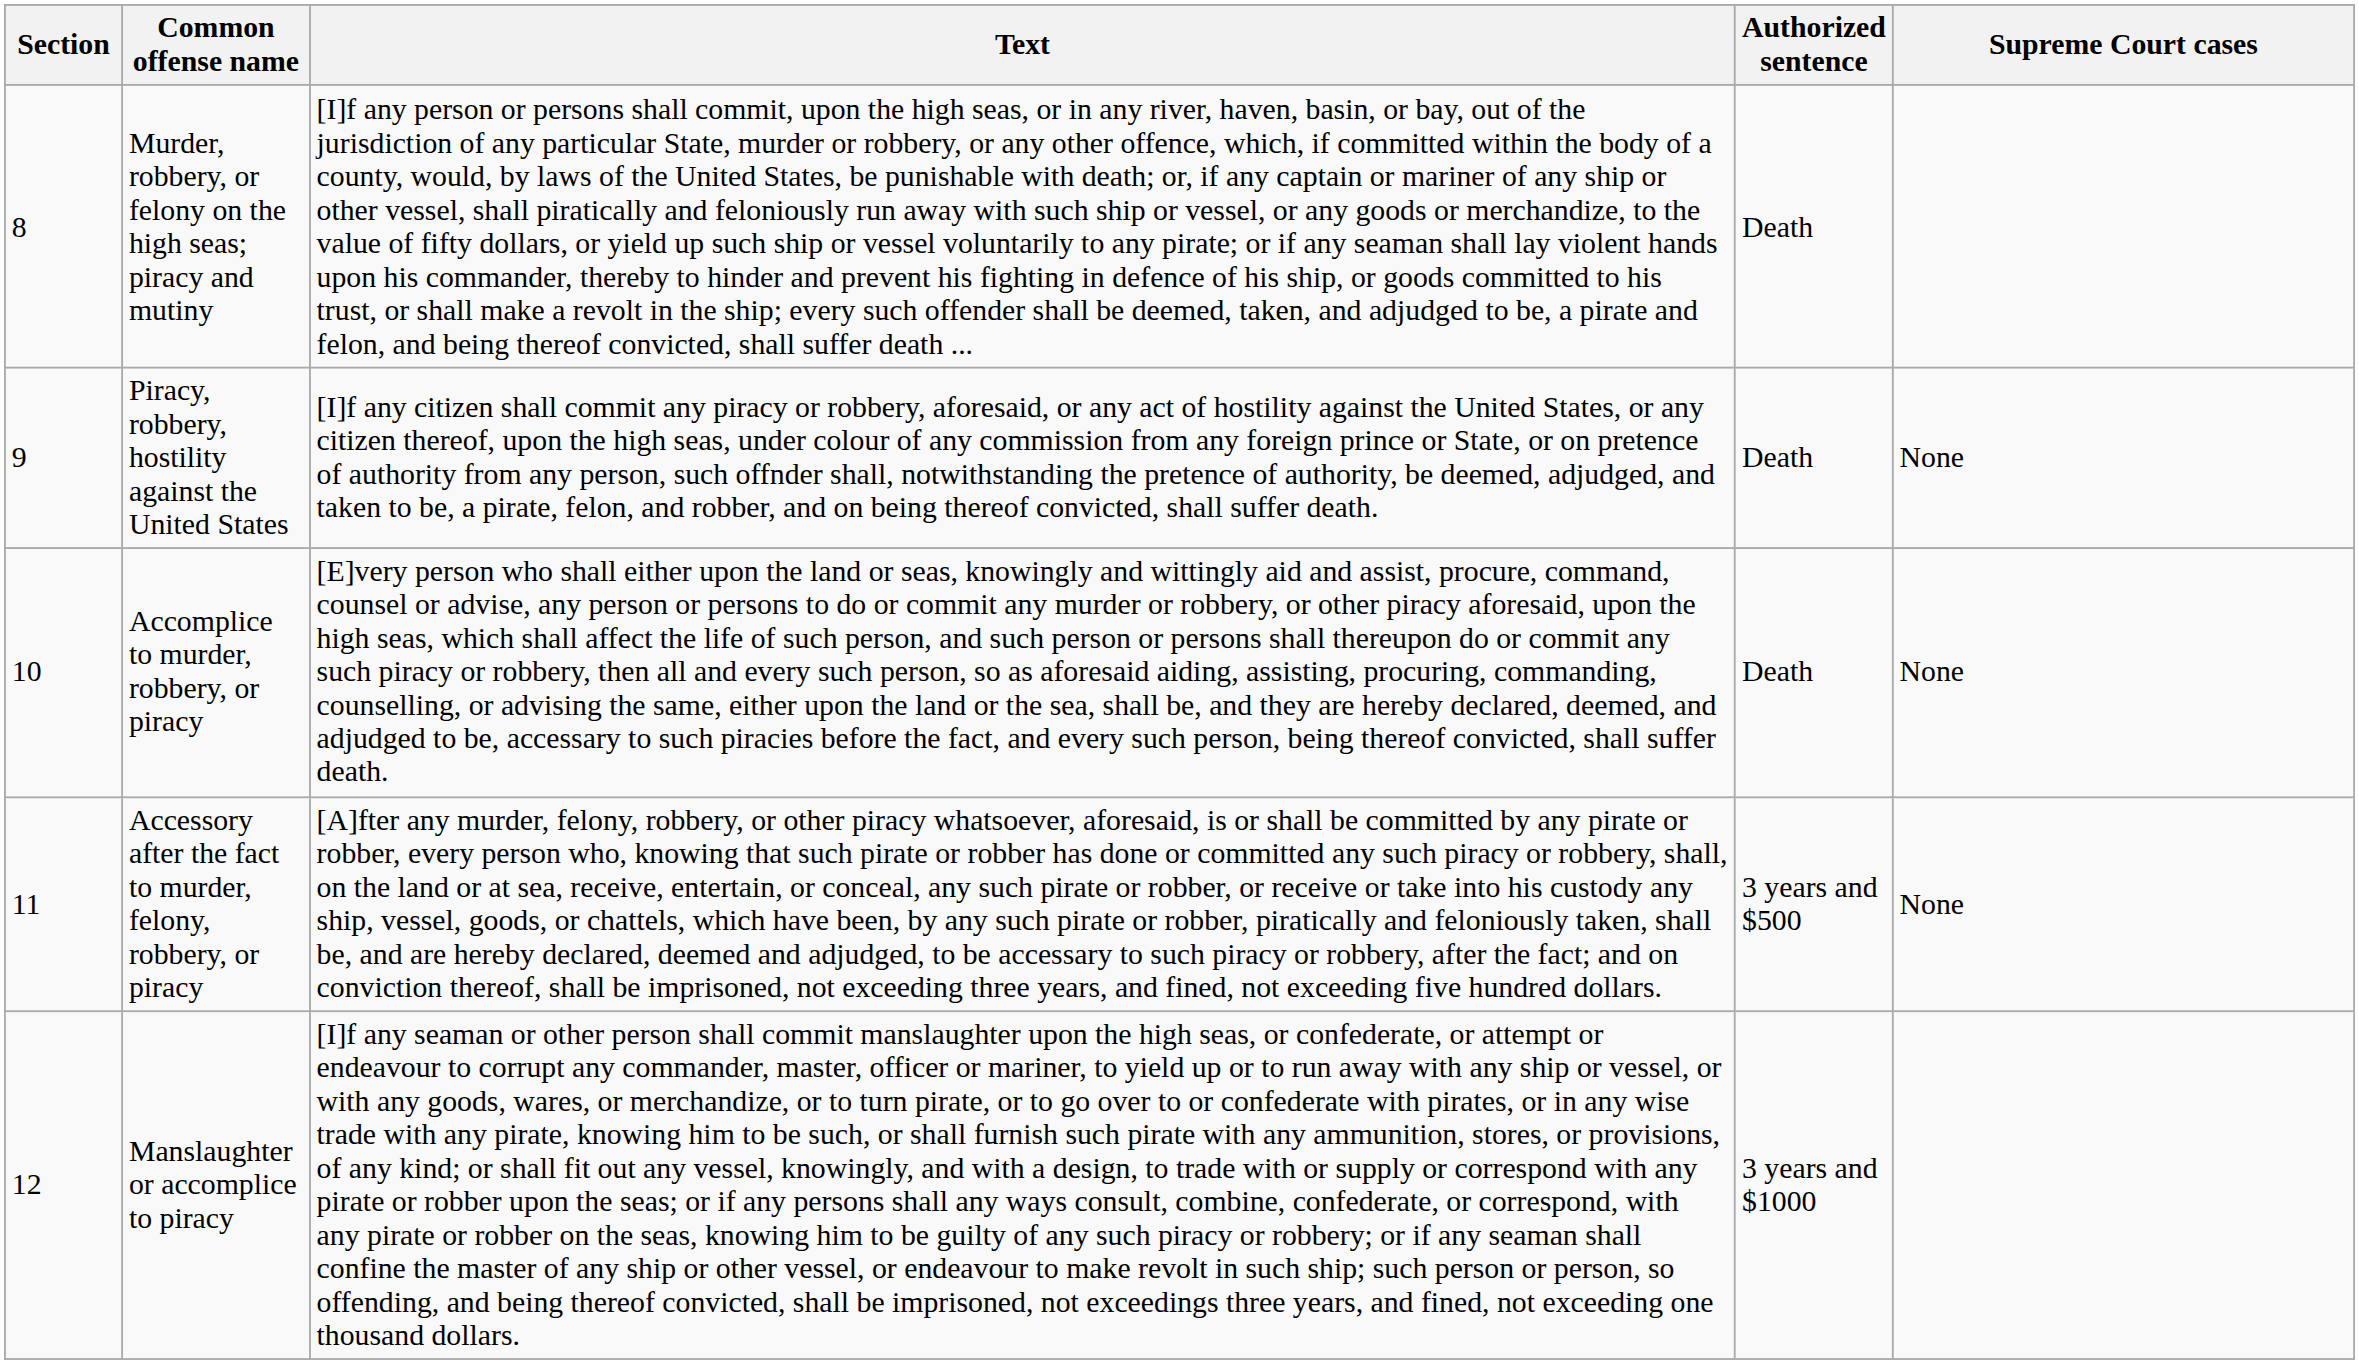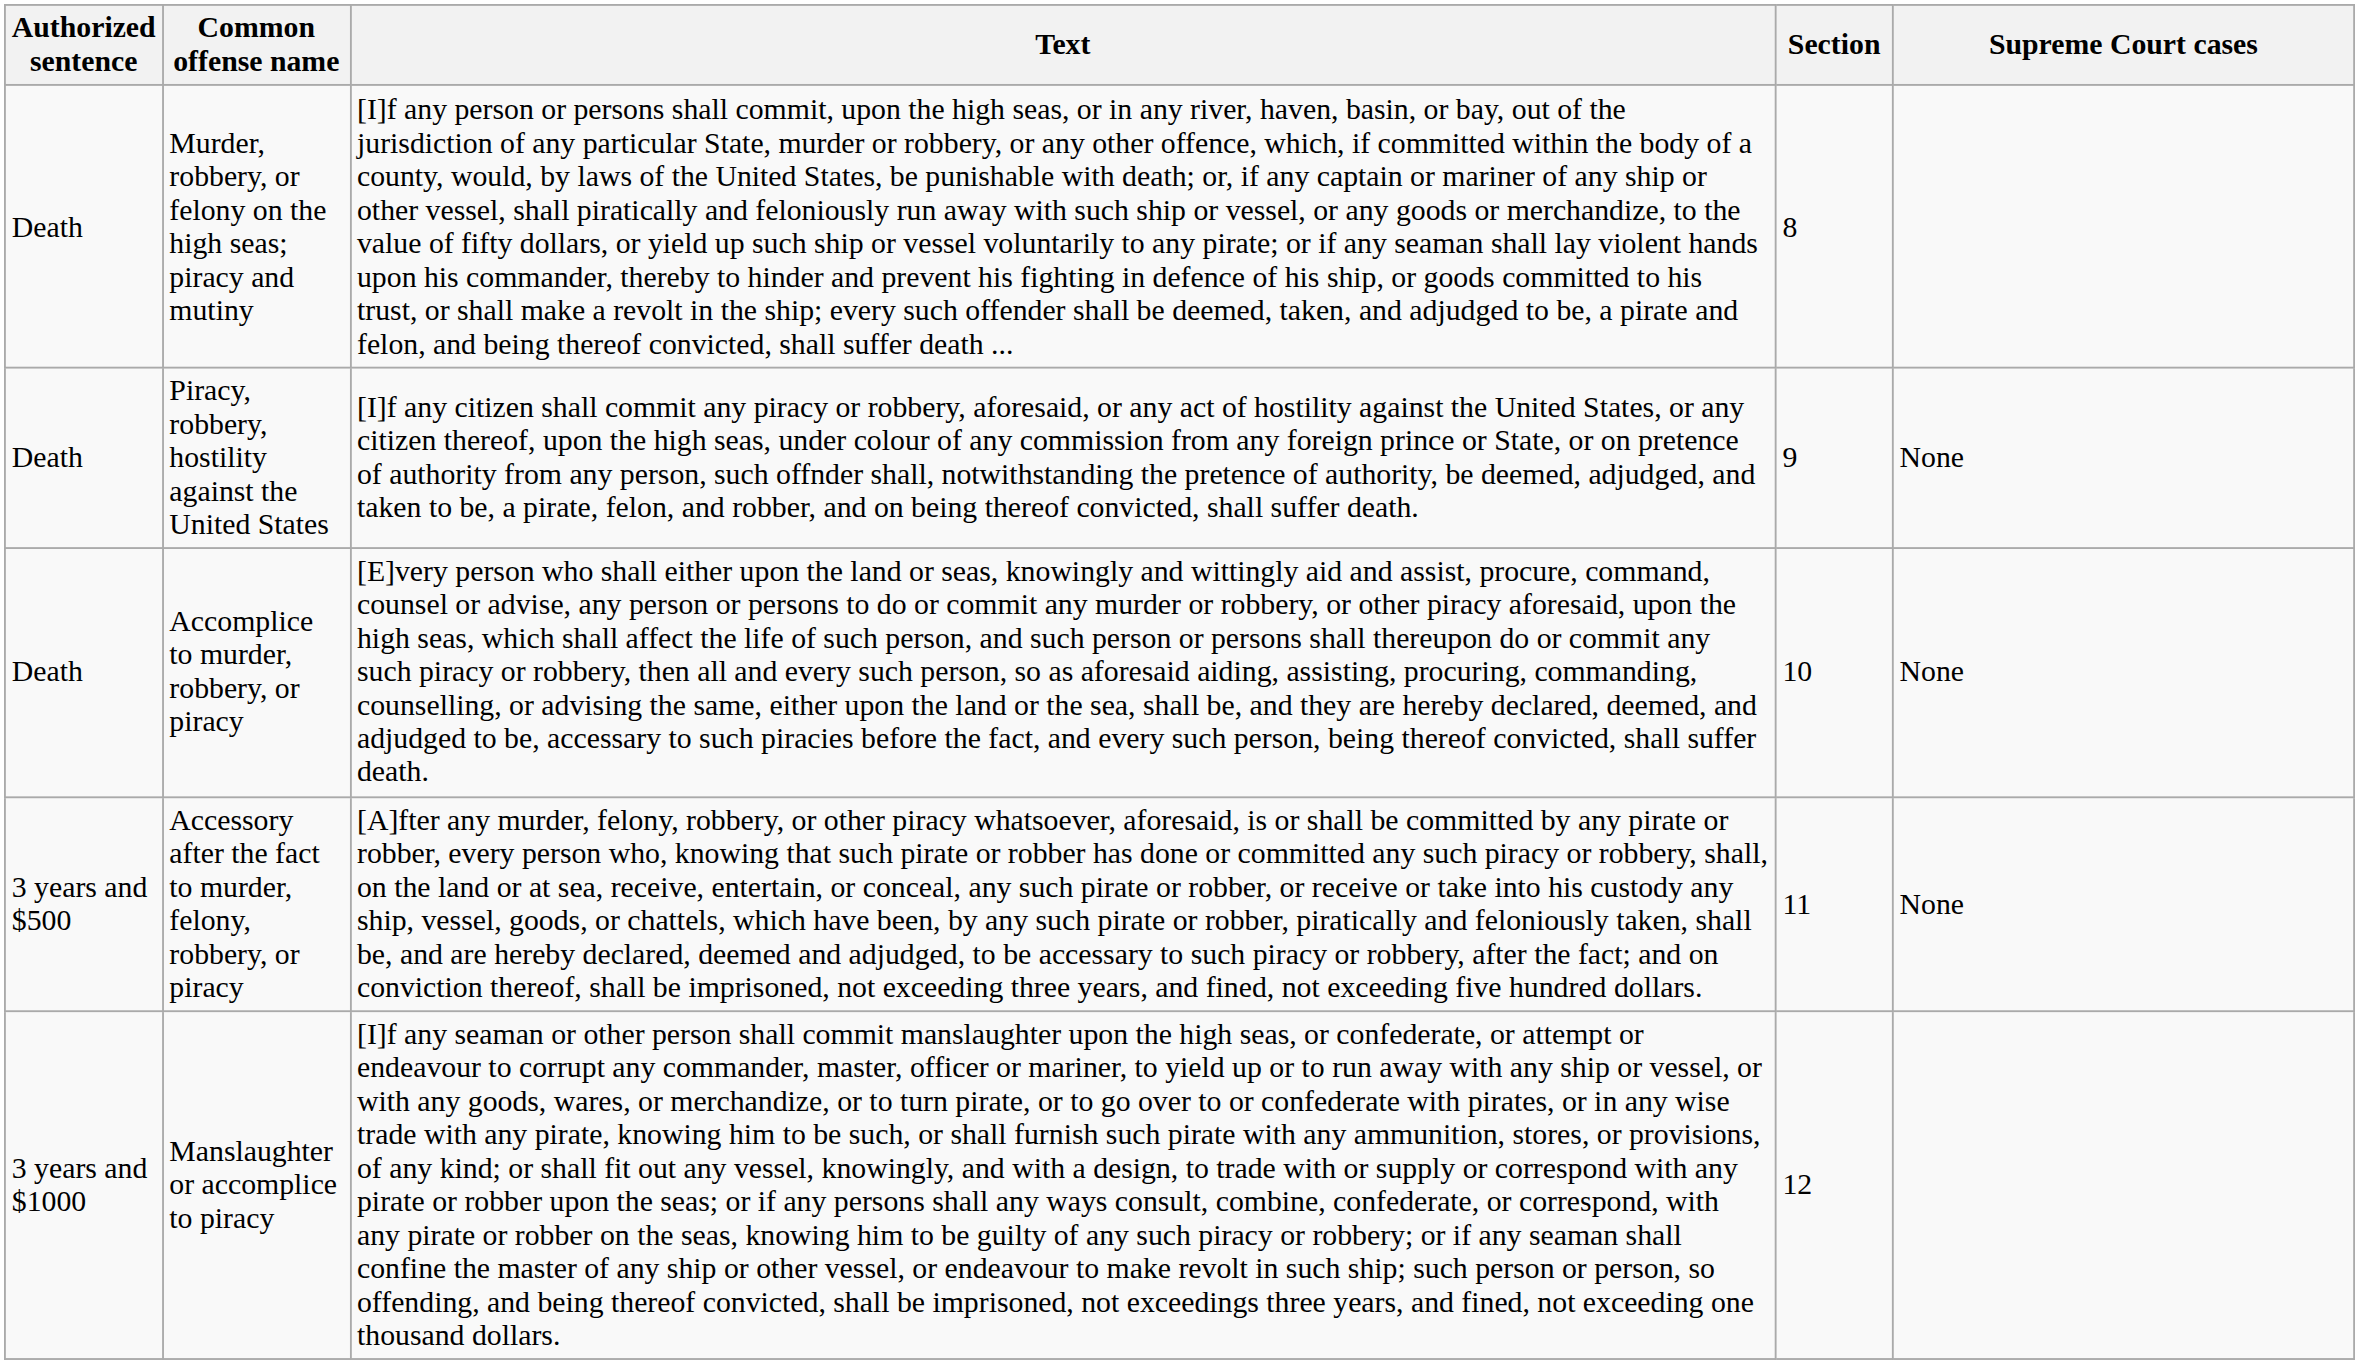columns swapped: (63, 44) <-> (1814, 44)
